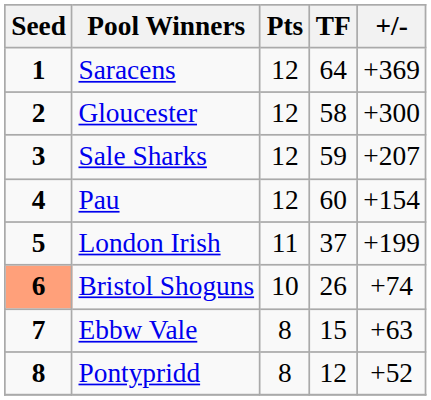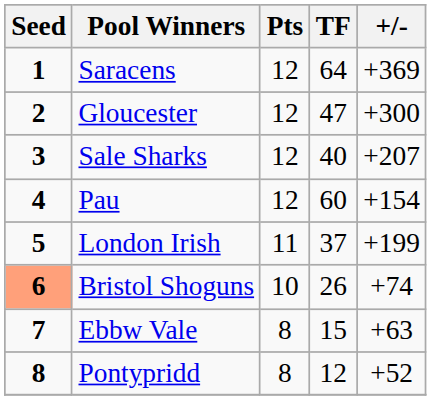(333, 112) 58 -> (333, 112) 47
(333, 156) 59 -> (333, 156) 40
